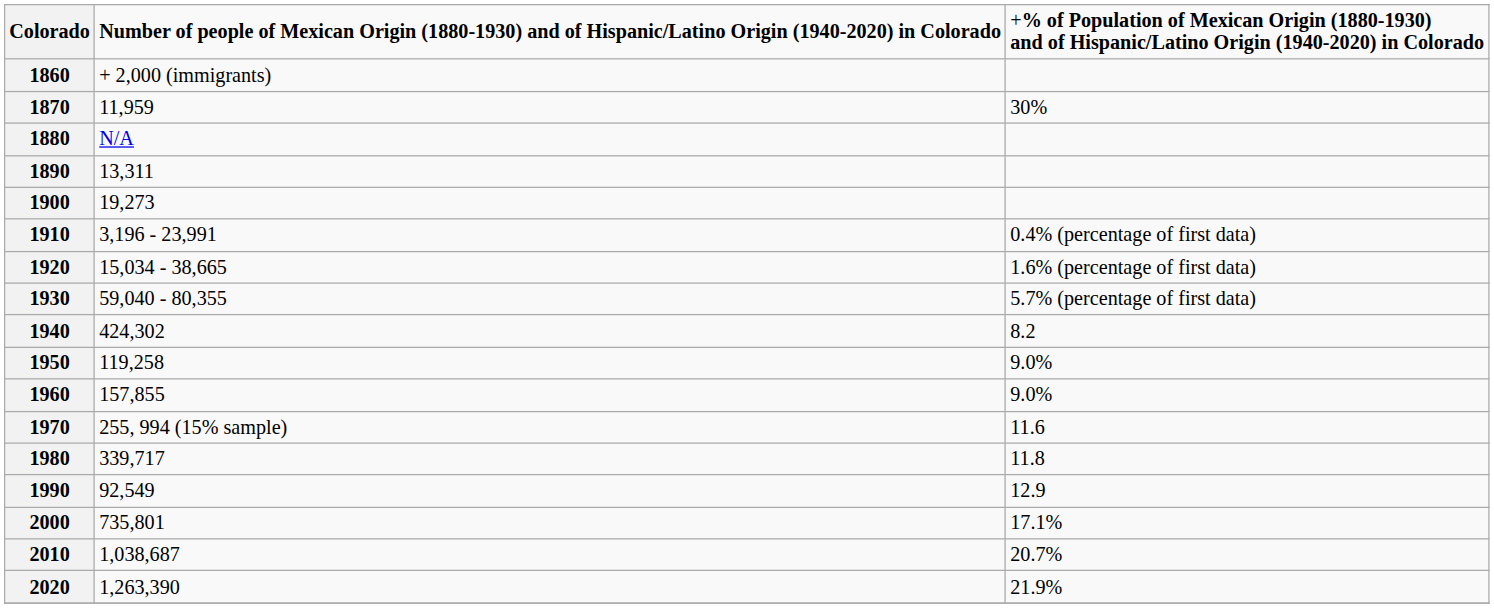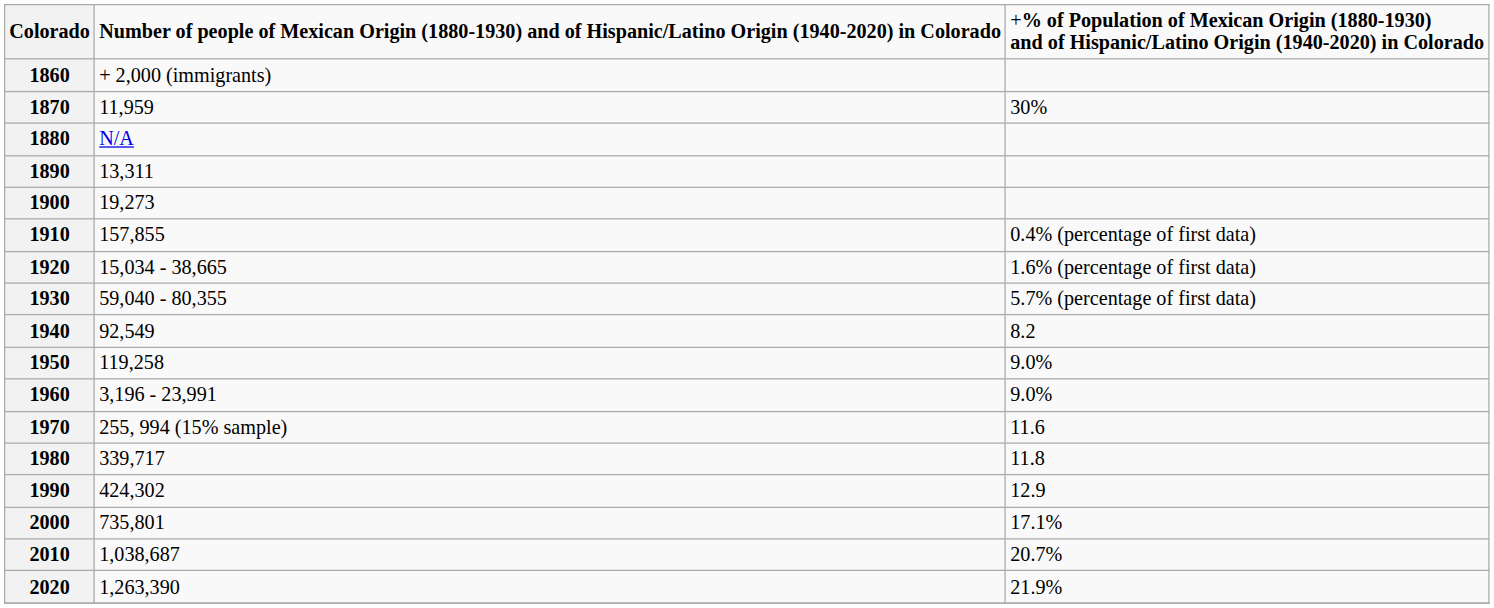(158, 235) 3,196 - 23,991 -> (132, 235) 157,855
(132, 330) 424,302 -> (127, 330) 92,549
(132, 394) 157,855 -> (158, 394) 3,196 - 23,991
(127, 490) 92,549 -> (132, 490) 424,302
